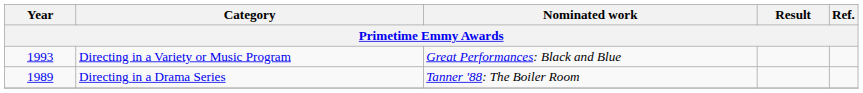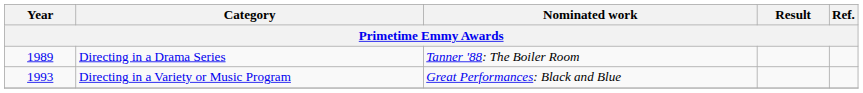rows swapped: (152, 77) <-> (185, 56)
